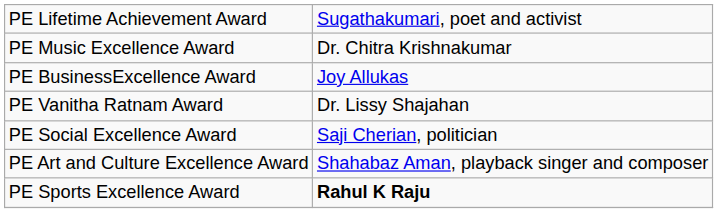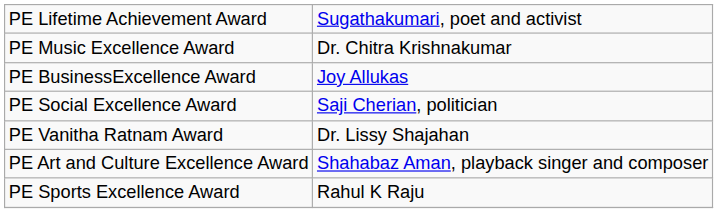rows swapped: (123, 134) <-> (116, 105)
(374, 192) bold -> (371, 192) normal
